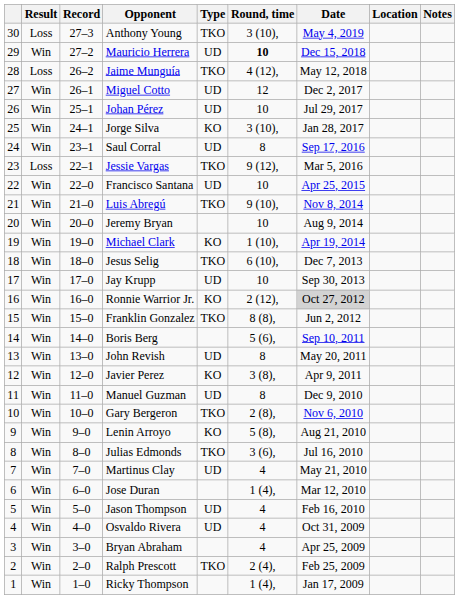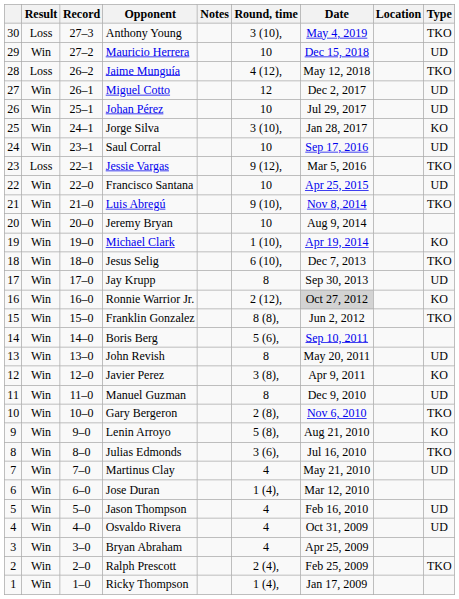columns swapped: (213, 14) <-> (437, 14)
(263, 52) bold -> (266, 52) normal
(263, 147) 8 -> (266, 147) 10
(263, 280) 10 -> (266, 280) 8
